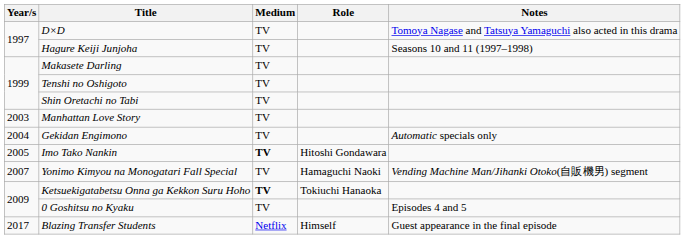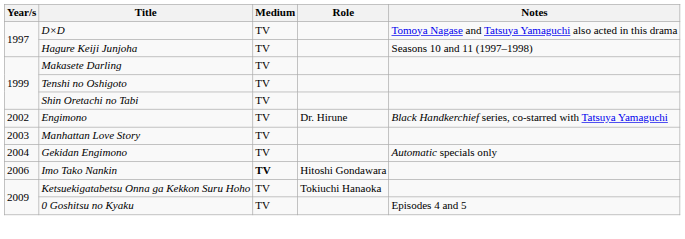+ row: (64, 118)
(18, 153) 2005 -> (18, 170) 2006
- row: (139, 171)
(263, 190) bold -> (263, 188) normal
- row: (98, 225)
